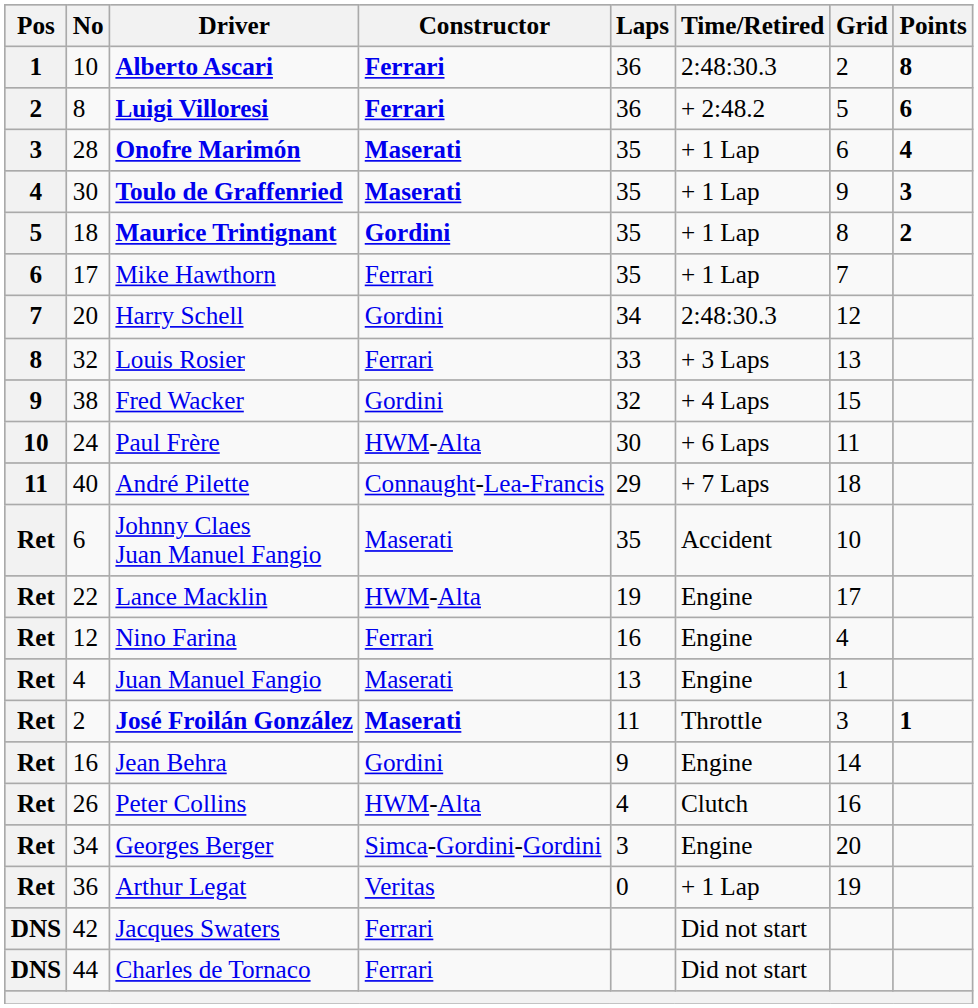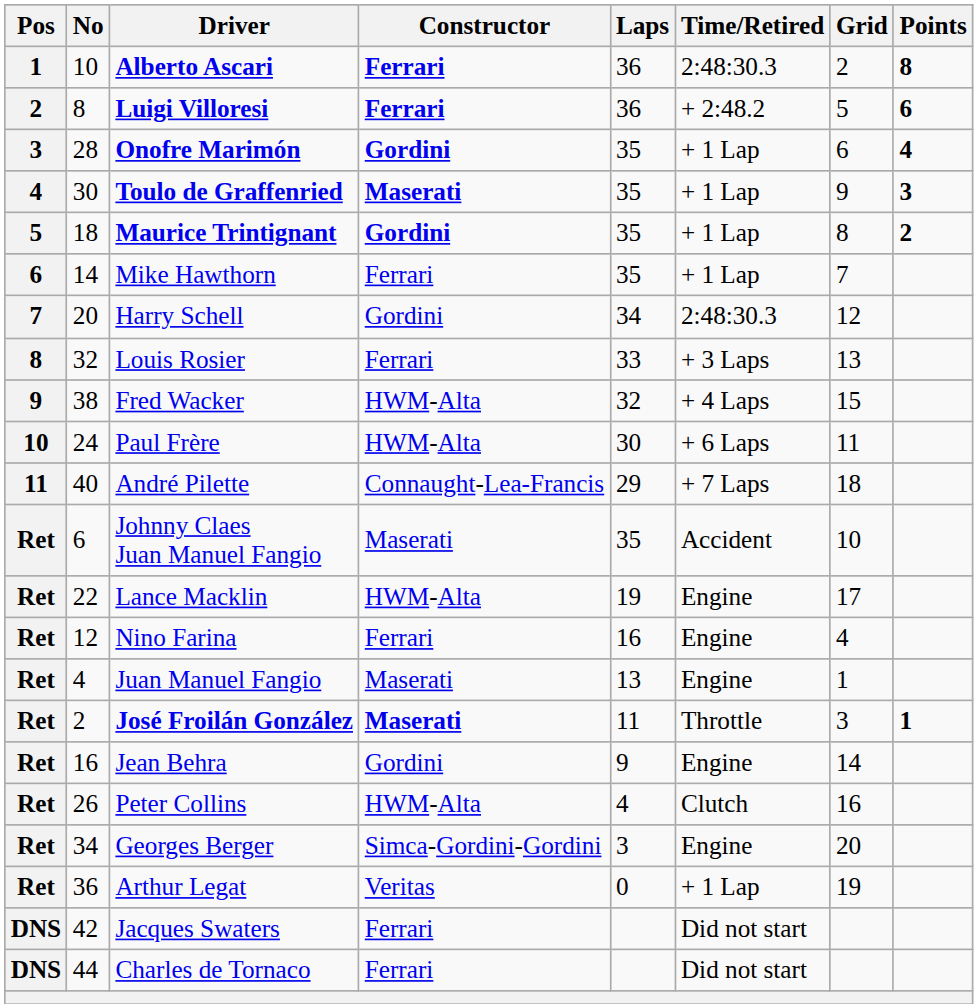(413, 150) Maserati -> (407, 150) Gordini
(85, 275) 17 -> (85, 275) 14
(404, 399) Gordini -> (423, 399) HWM-Alta
